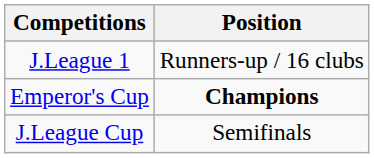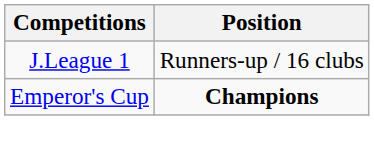- row: (80, 133)
